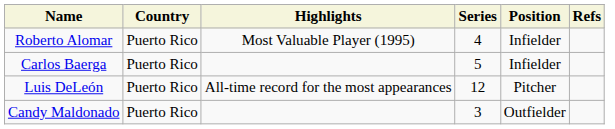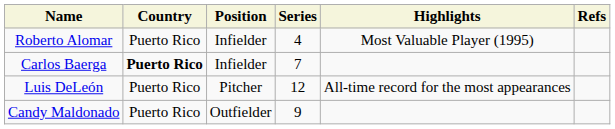columns swapped: (535, 16) <-> (328, 16)
(162, 64) normal -> (165, 64) bold
(478, 64) 5 -> (298, 64) 7
(478, 111) 3 -> (298, 111) 9
